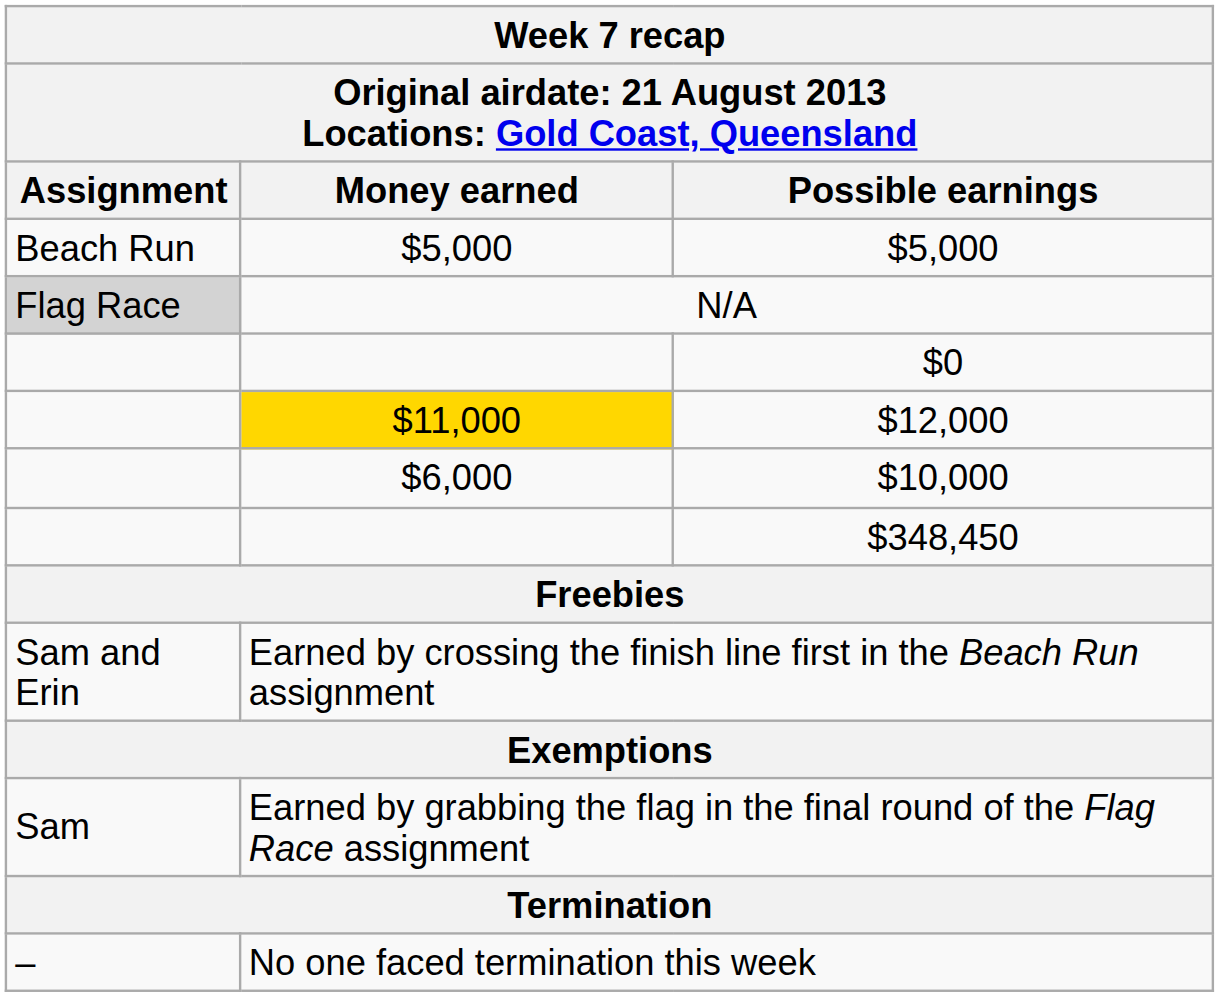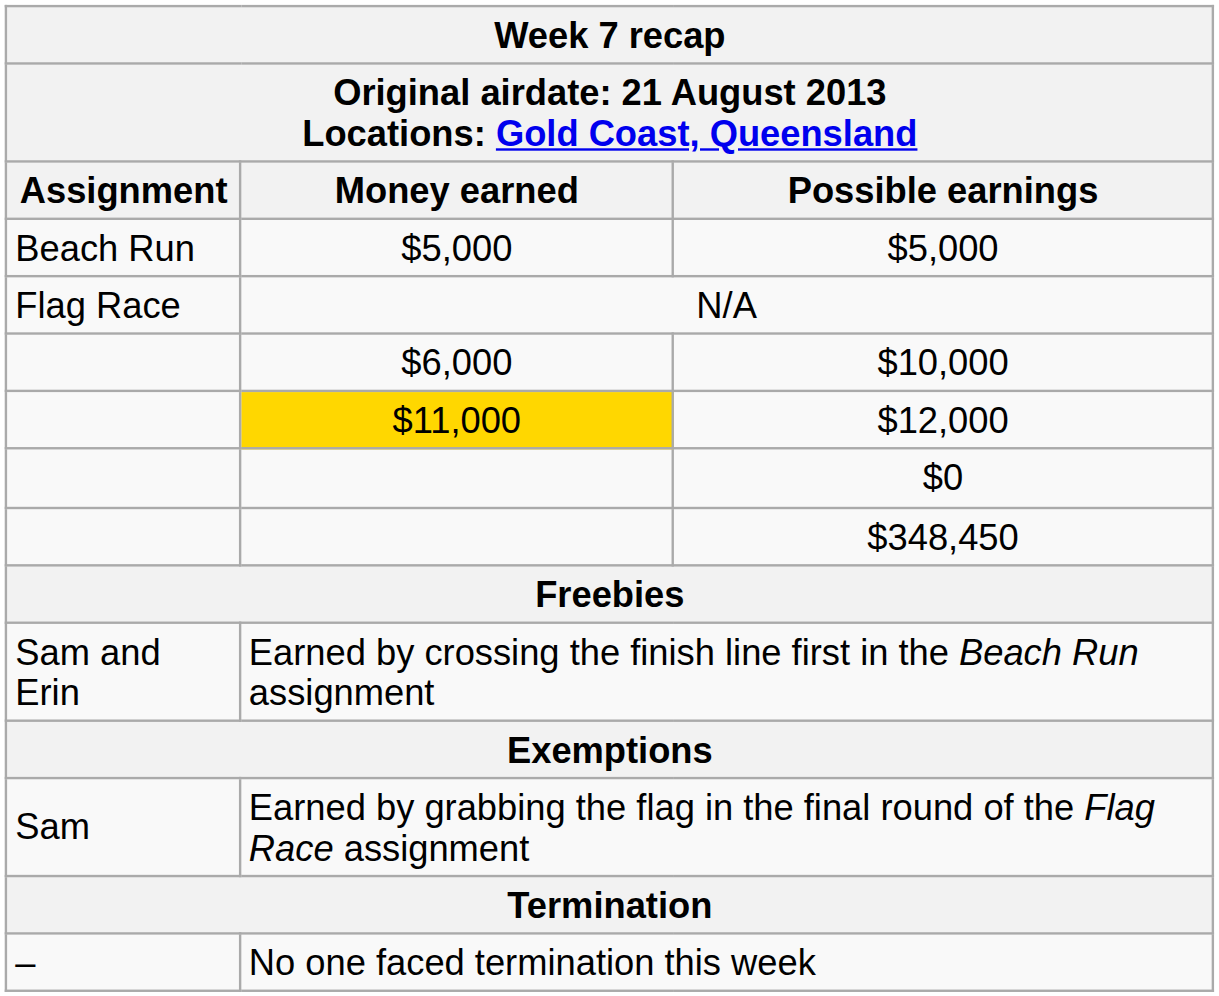(98, 306) lightgrey background -> (98, 306) no background
rows swapped: (943, 478) <-> (943, 363)
